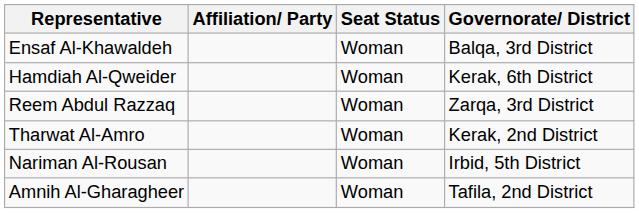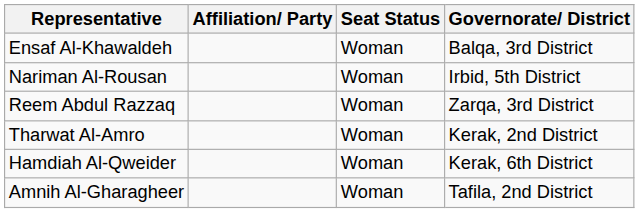rows swapped: (92, 76) <-> (88, 163)
